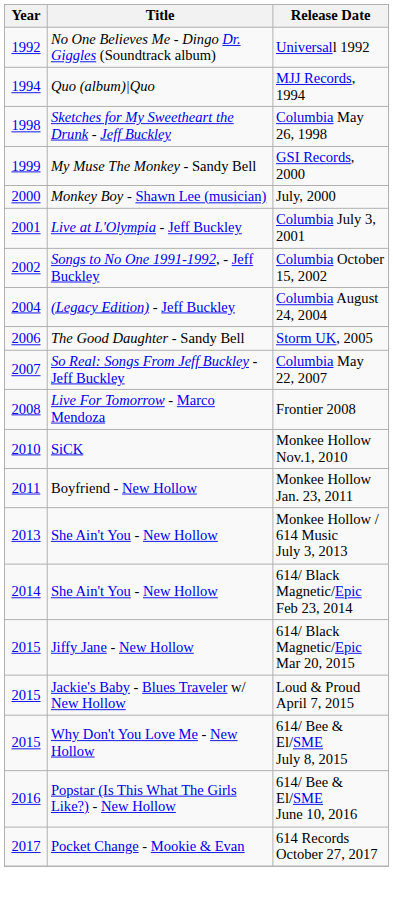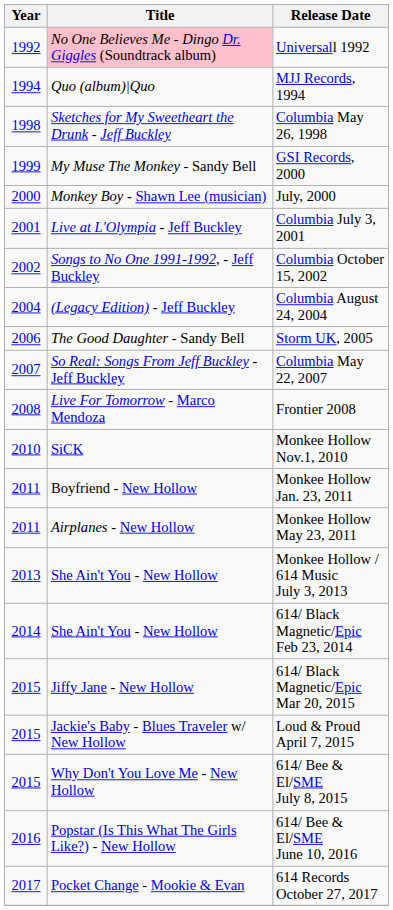(146, 47) no background -> (146, 47) pink background
+ row: (324, 527)
